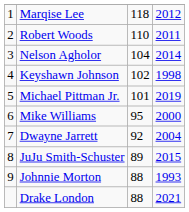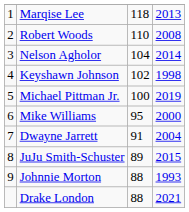(168, 14) 2012 -> (168, 14) 2013
(168, 34) 2011 -> (168, 34) 2008
(140, 95) 101 -> (140, 95) 100
(137, 136) 92 -> (137, 136) 91
